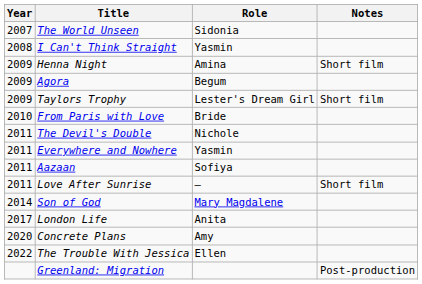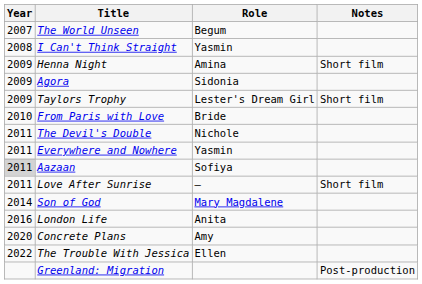(217, 30) Sidonia -> (210, 30) Begum
(210, 82) Begum -> (217, 82) Sidonia
(20, 167) no background -> (20, 167) lightgrey background
(20, 219) 2017 -> (20, 219) 2016
